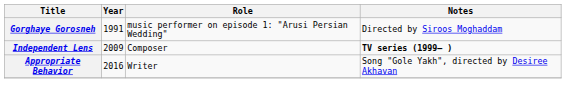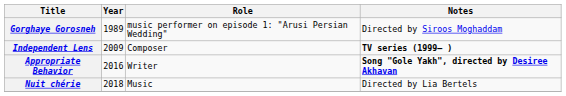(113, 29) 1991 -> (113, 29) 1989
(455, 66) normal -> (455, 66) bold
+ row: (53, 85)
